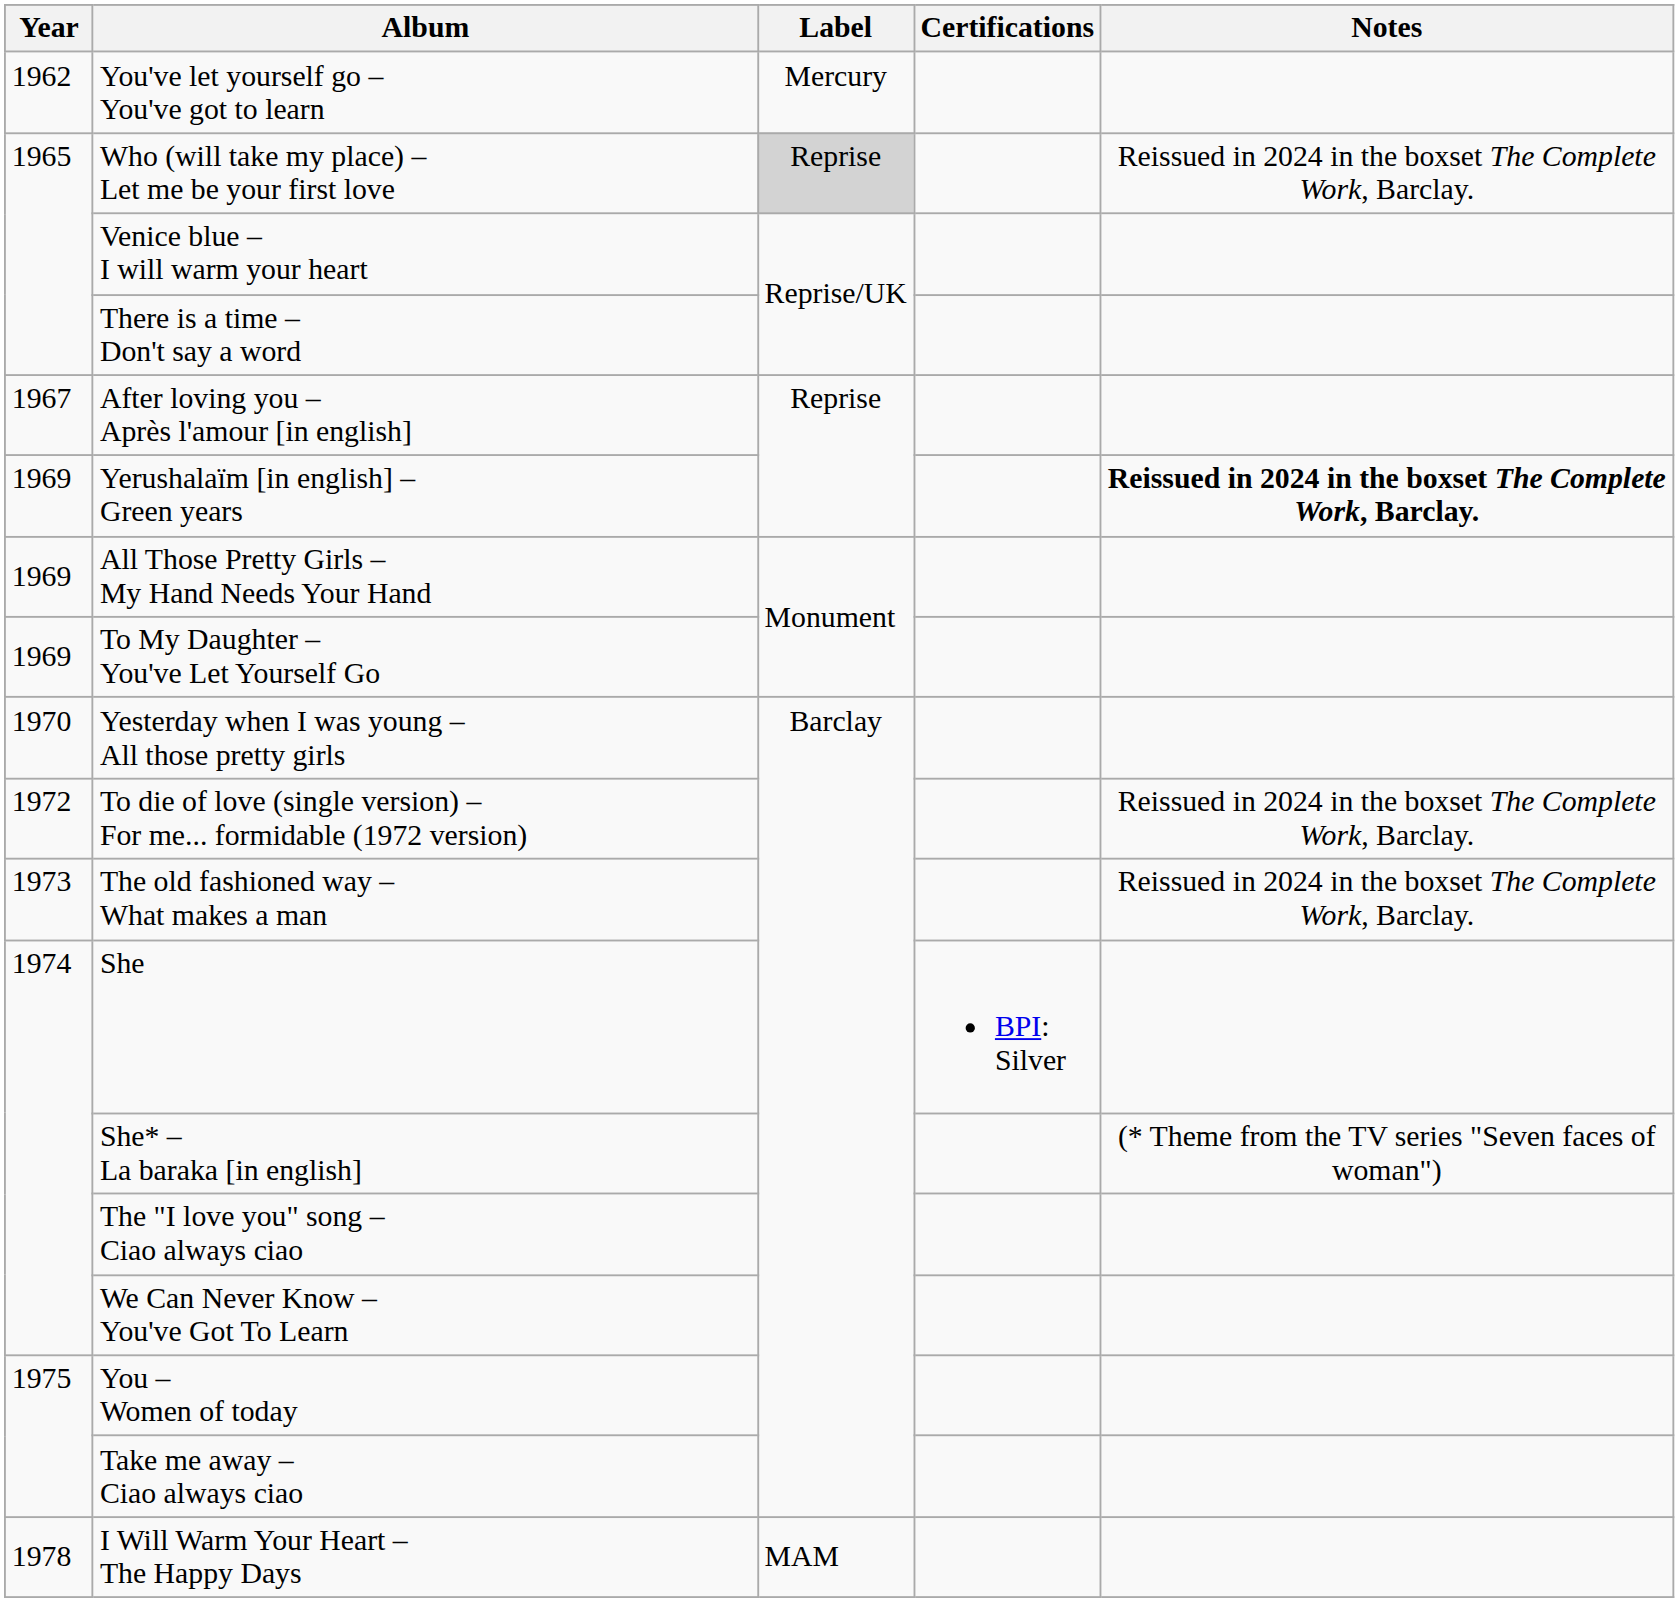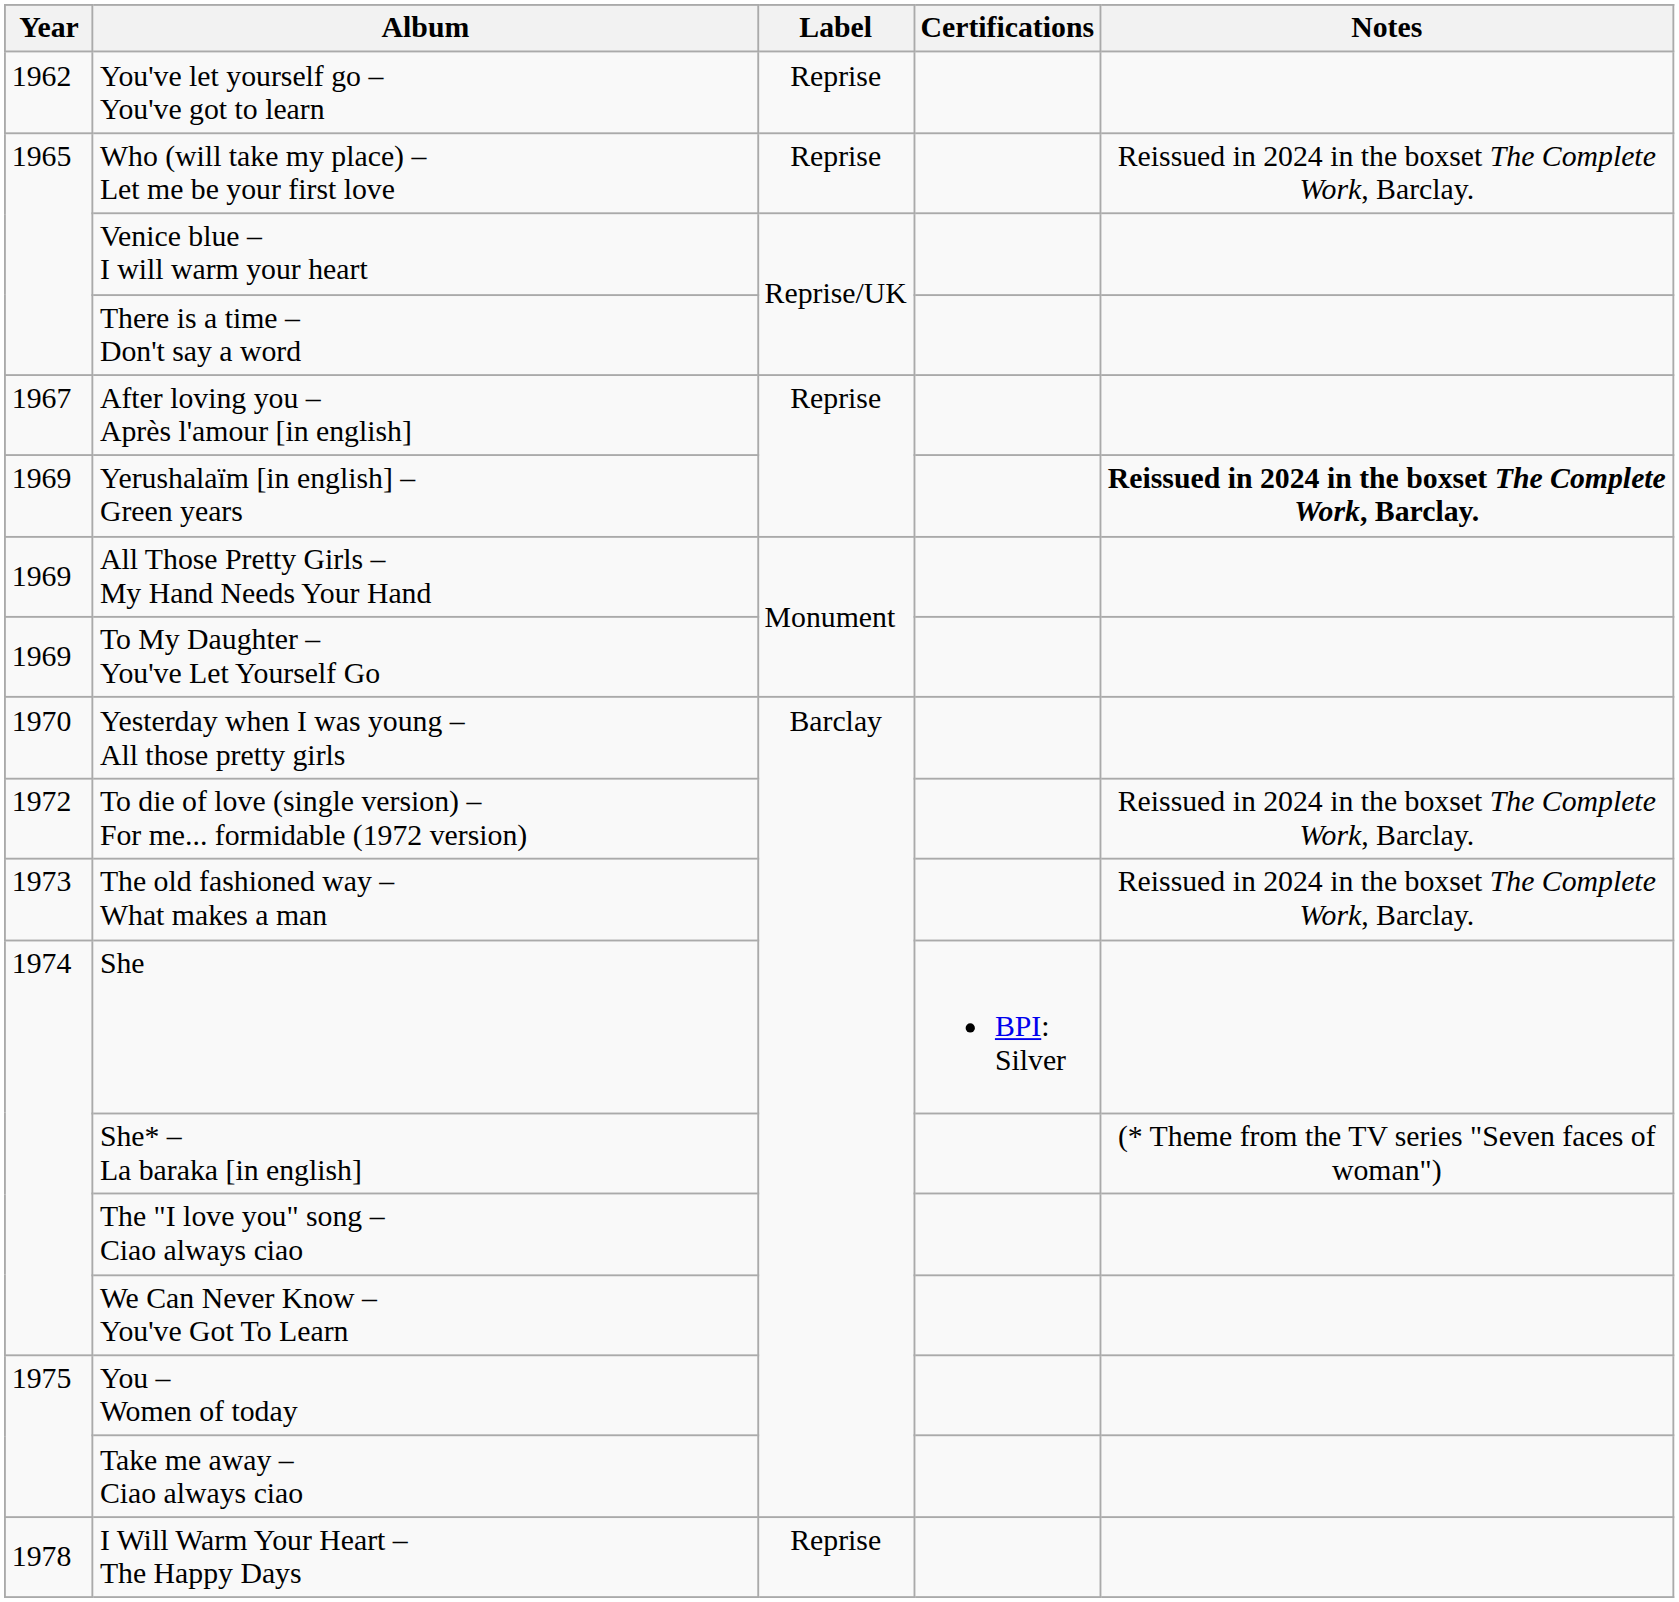(836, 75) Mercury -> (836, 75) Reprise
(836, 155) lightgrey background -> (836, 155) no background
(802, 1556) MAM -> (836, 1539) Reprise
